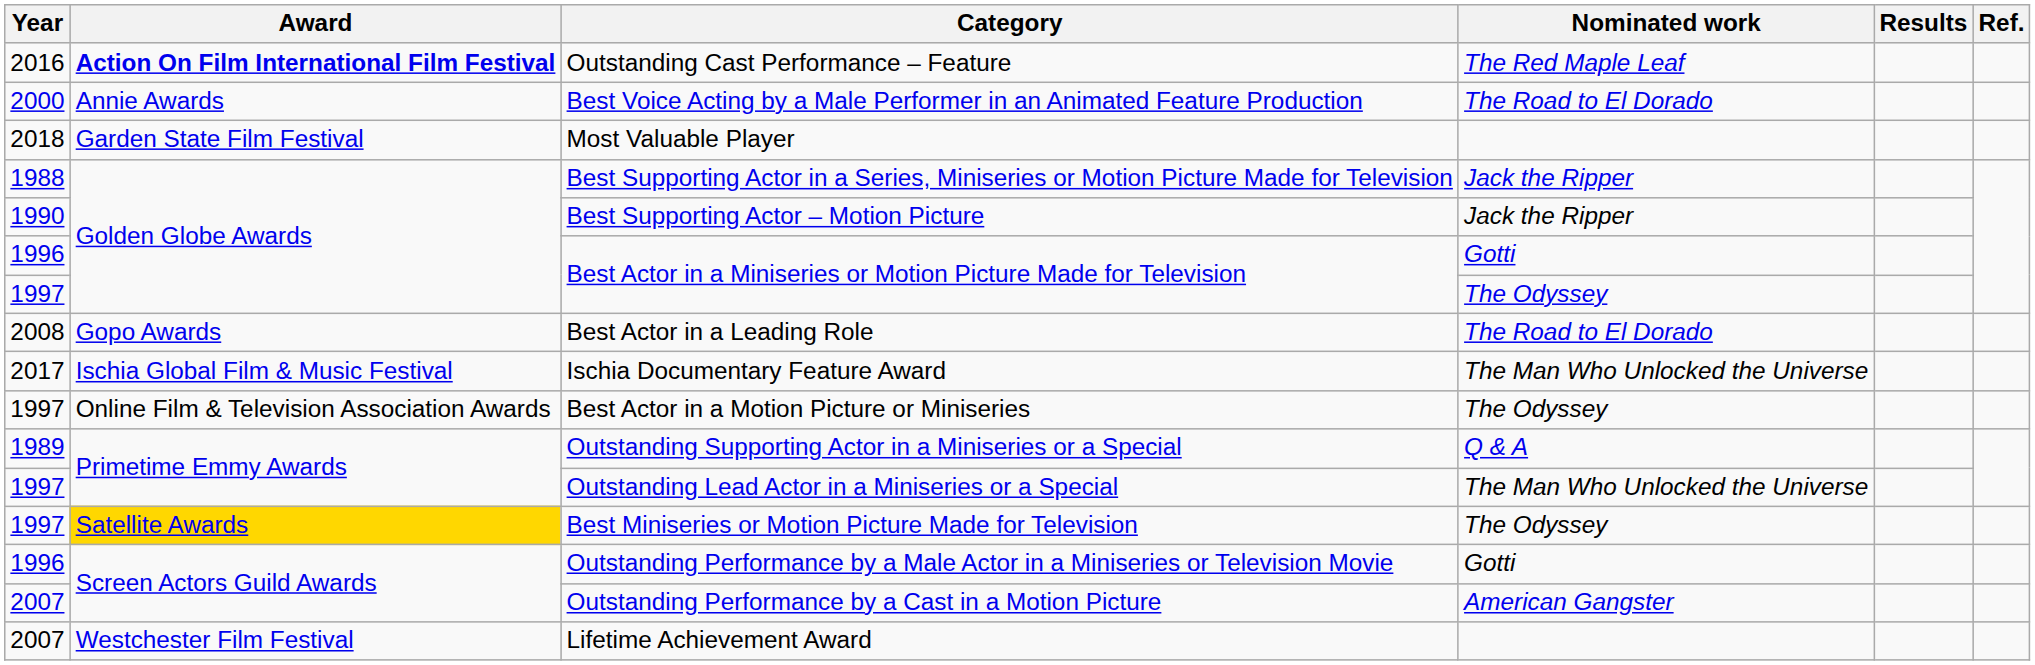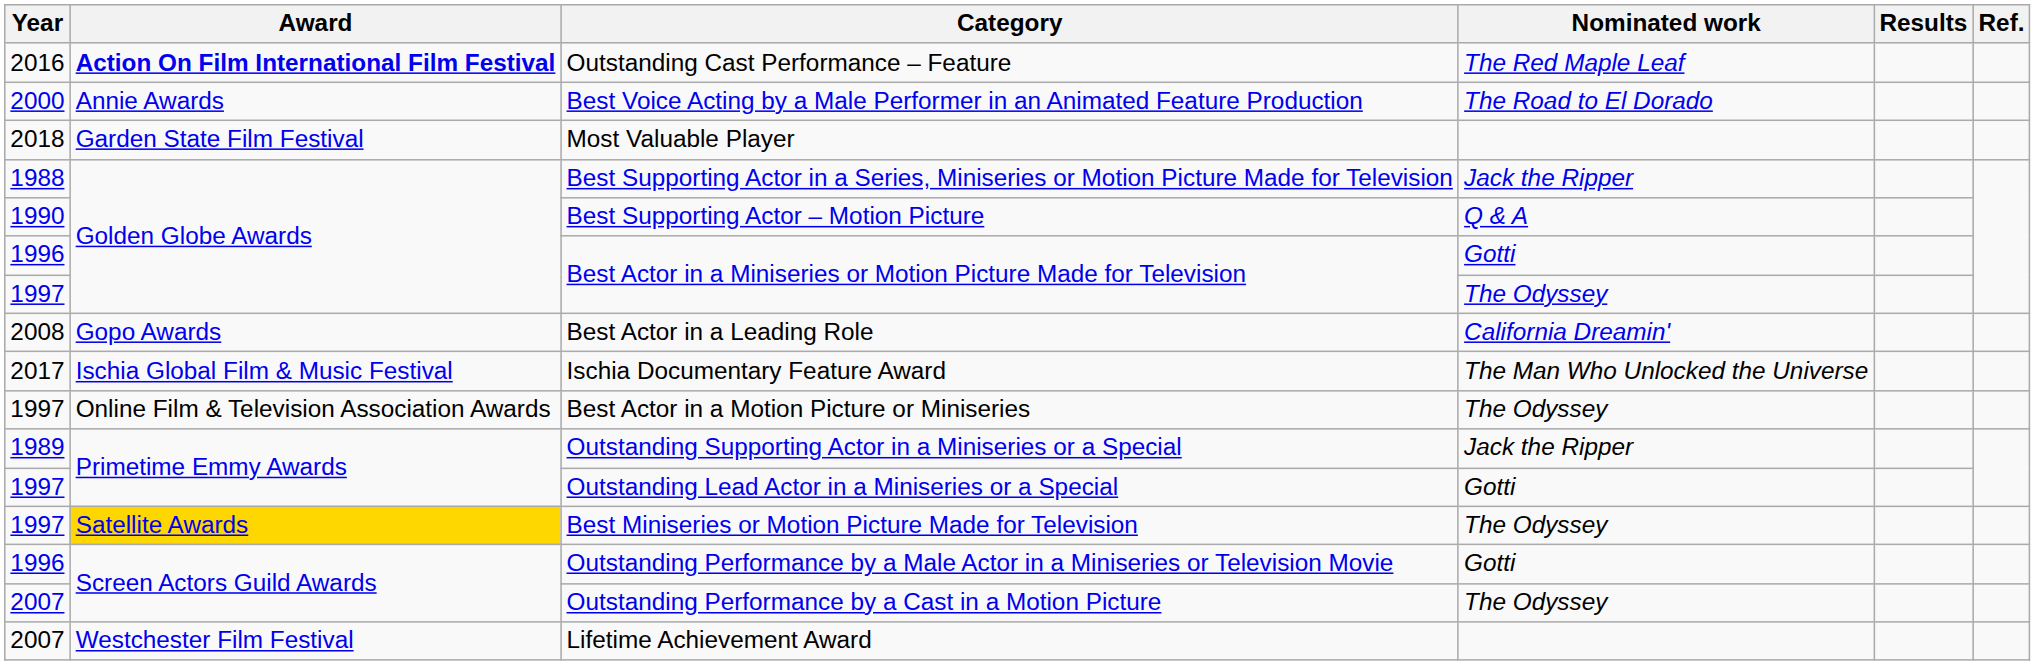(1549, 216) Jack the Ripper -> (1496, 216) Q & A
(1588, 332) The Road to El Dorado -> (1567, 332) California Dreamin'
(1496, 448) Q & A -> (1549, 448) Jack the Ripper
(1666, 486) The Man Who Unlocked the Universe -> (1490, 486) Gotti
(1569, 602) American Gangster -> (1536, 602) The Odyssey
